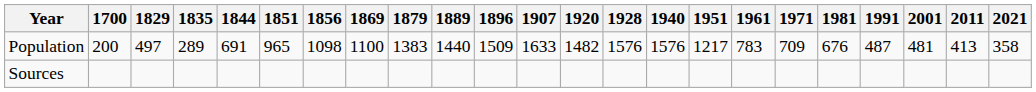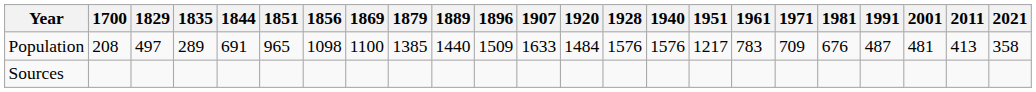(105, 45) 200 -> (105, 45) 208
(410, 45) 1383 -> (410, 45) 1385
(582, 45) 1482 -> (582, 45) 1484
